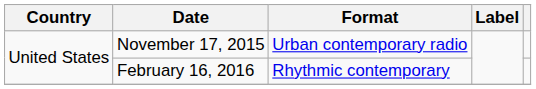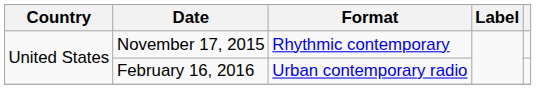(370, 44) Urban contemporary radio -> (361, 44) Rhythmic contemporary
(361, 71) Rhythmic contemporary -> (370, 71) Urban contemporary radio
